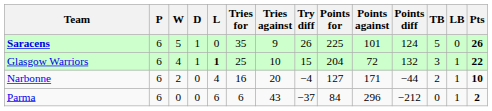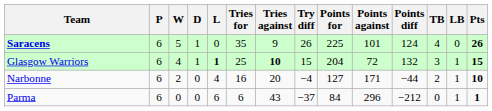(437, 43) 5 -> (437, 43) 4
(275, 61) normal -> (275, 61) bold
(477, 61) 22 -> (477, 61) 15
(477, 97) 2 -> (477, 97) 1
